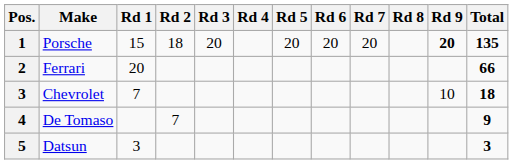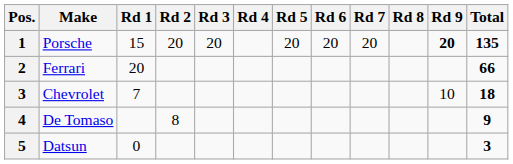(175, 43) 18 -> (175, 43) 20
(175, 120) 7 -> (175, 120) 8
(136, 145) 3 -> (136, 145) 0
